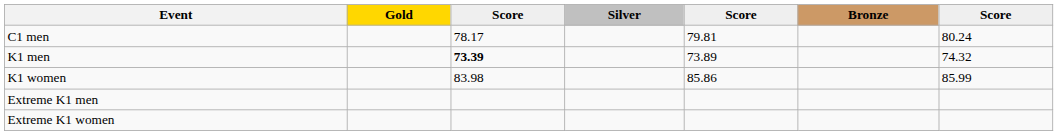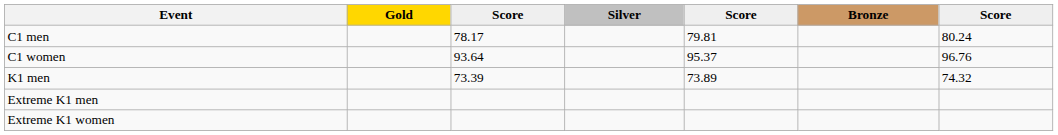+ row: (36, 57)
(469, 57) bold -> (469, 78) normal
- row: (37, 78)
